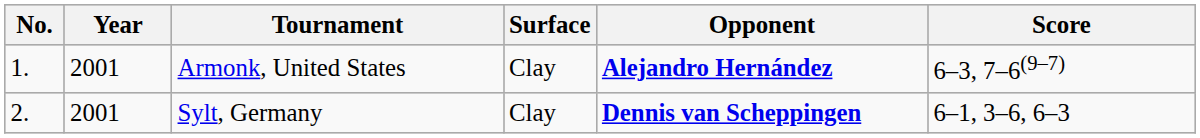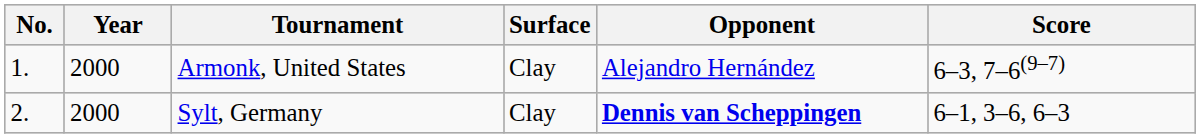(95, 67) 2001 -> (95, 67) 2000
(717, 67) bold -> (708, 67) normal
(95, 111) 2001 -> (95, 111) 2000
